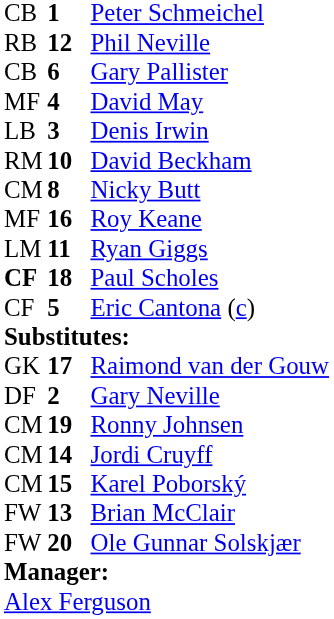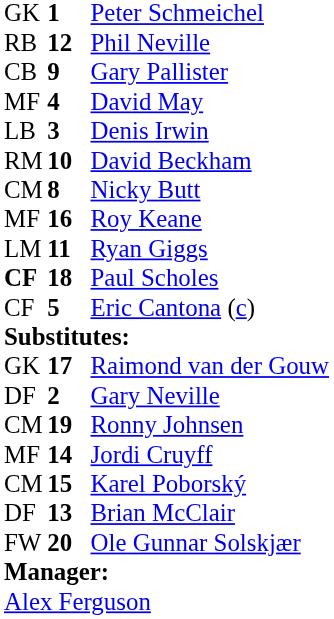(21, 13) CB -> (22, 13) GK
(53, 72) 6 -> (53, 72) 9
(23, 454) CM -> (22, 454) MF
(23, 513) FW -> (20, 513) DF
